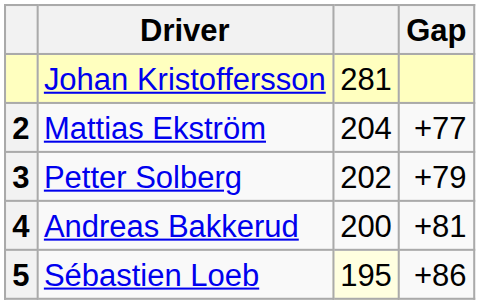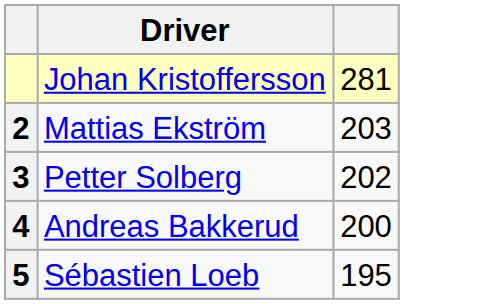- column: (436, 30)
(366, 128) 204 -> (366, 128) 203
(366, 275) lightyellow background -> (366, 275) no background
